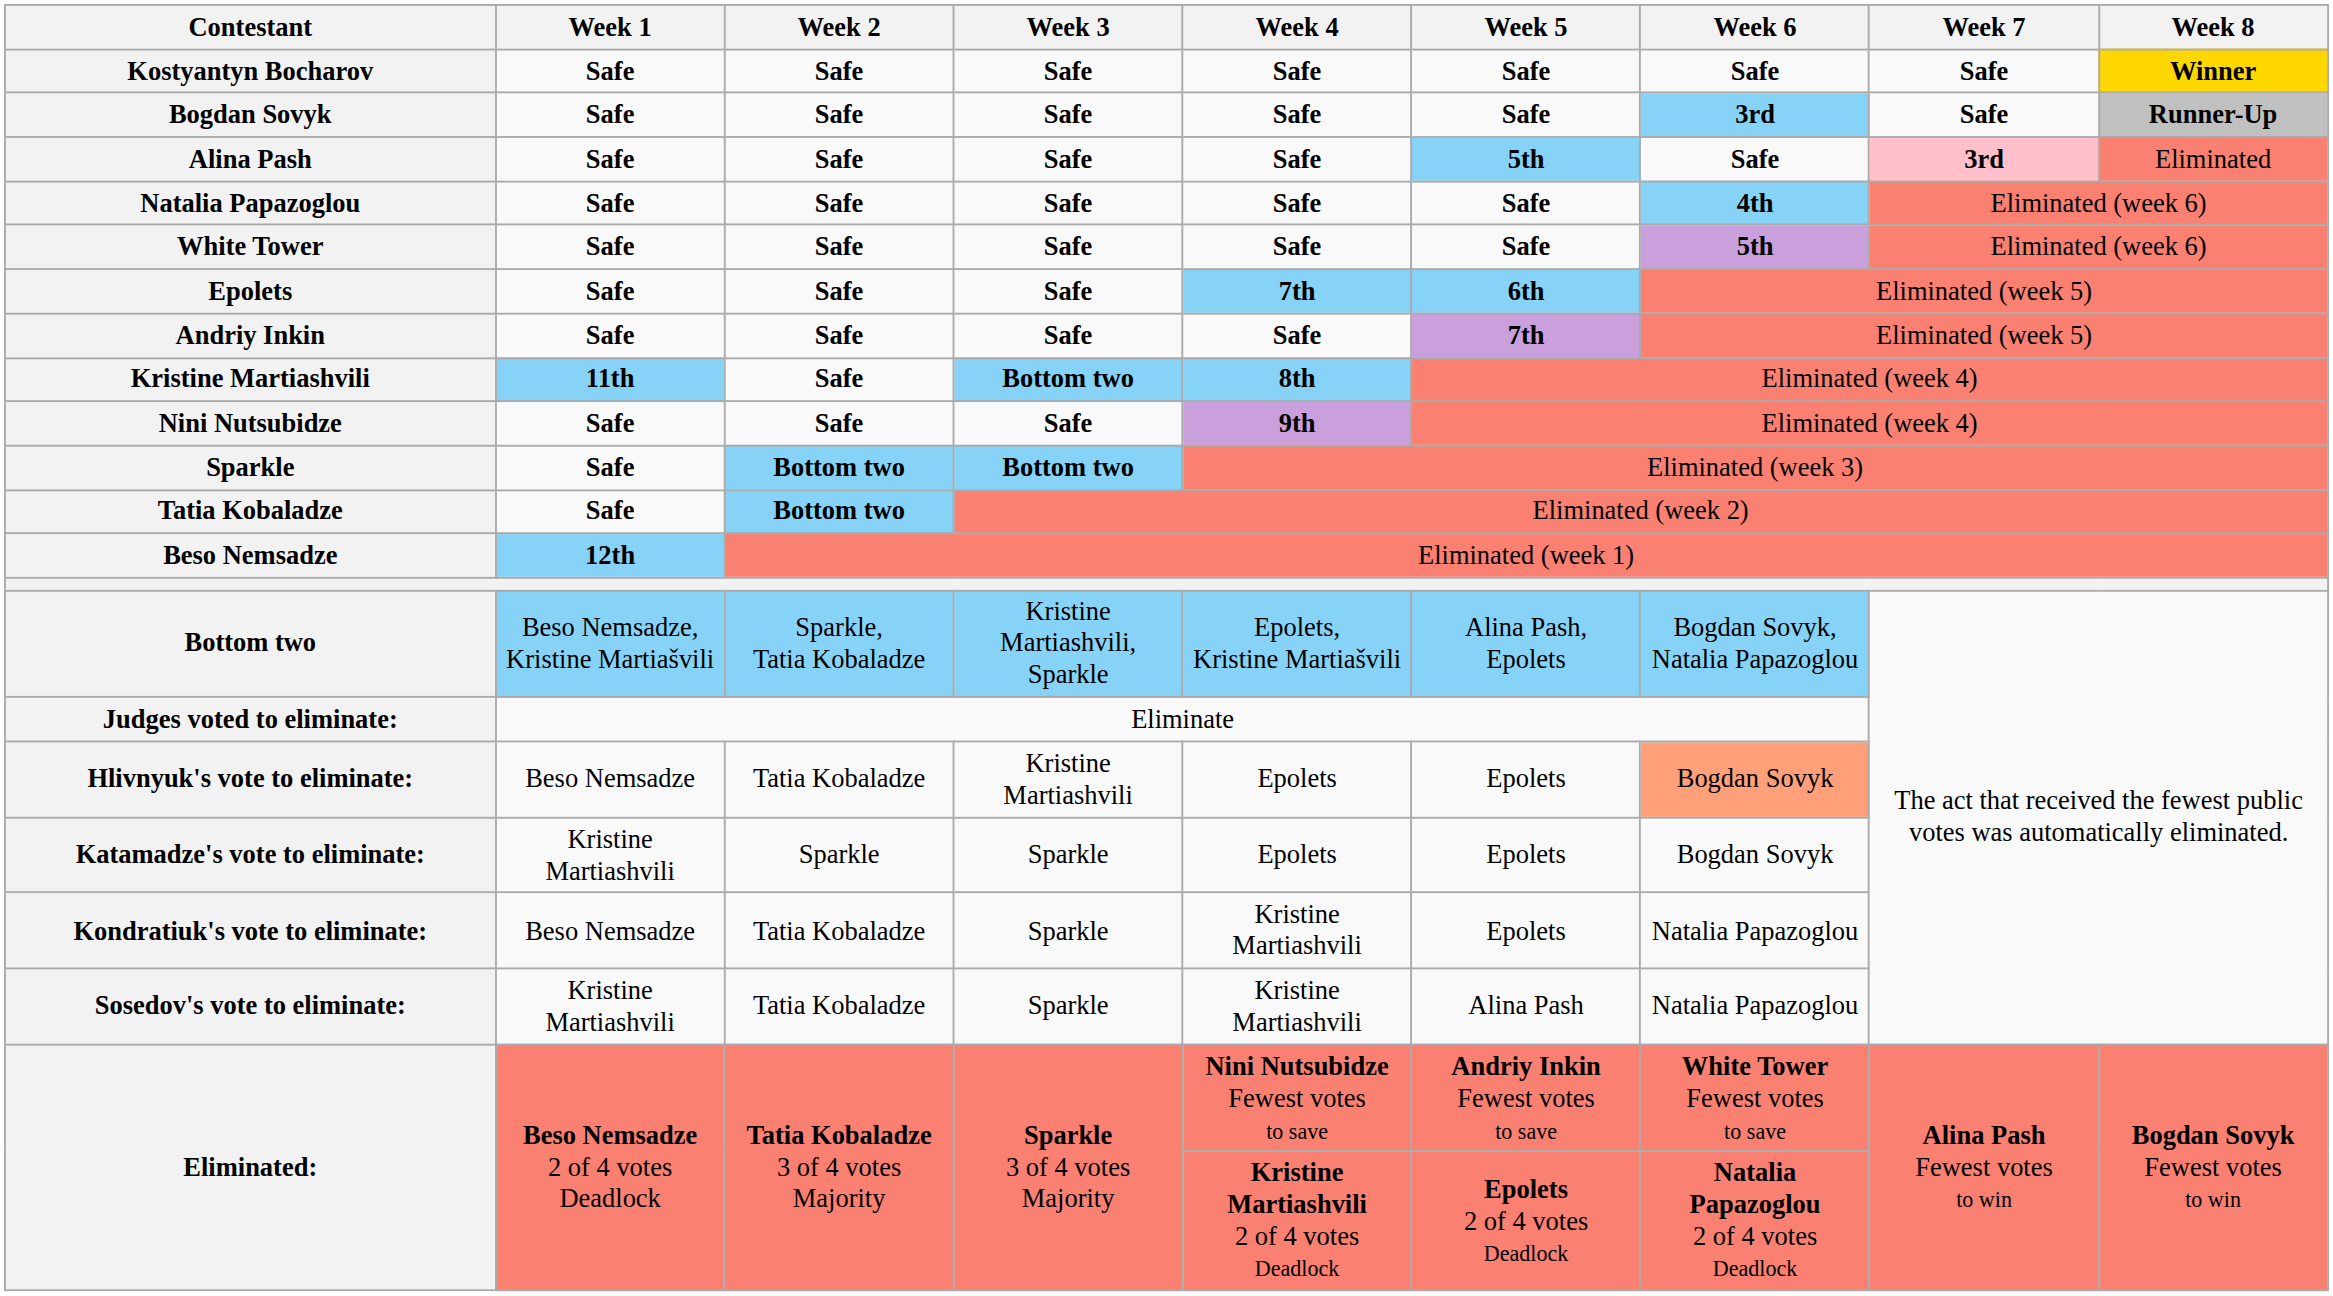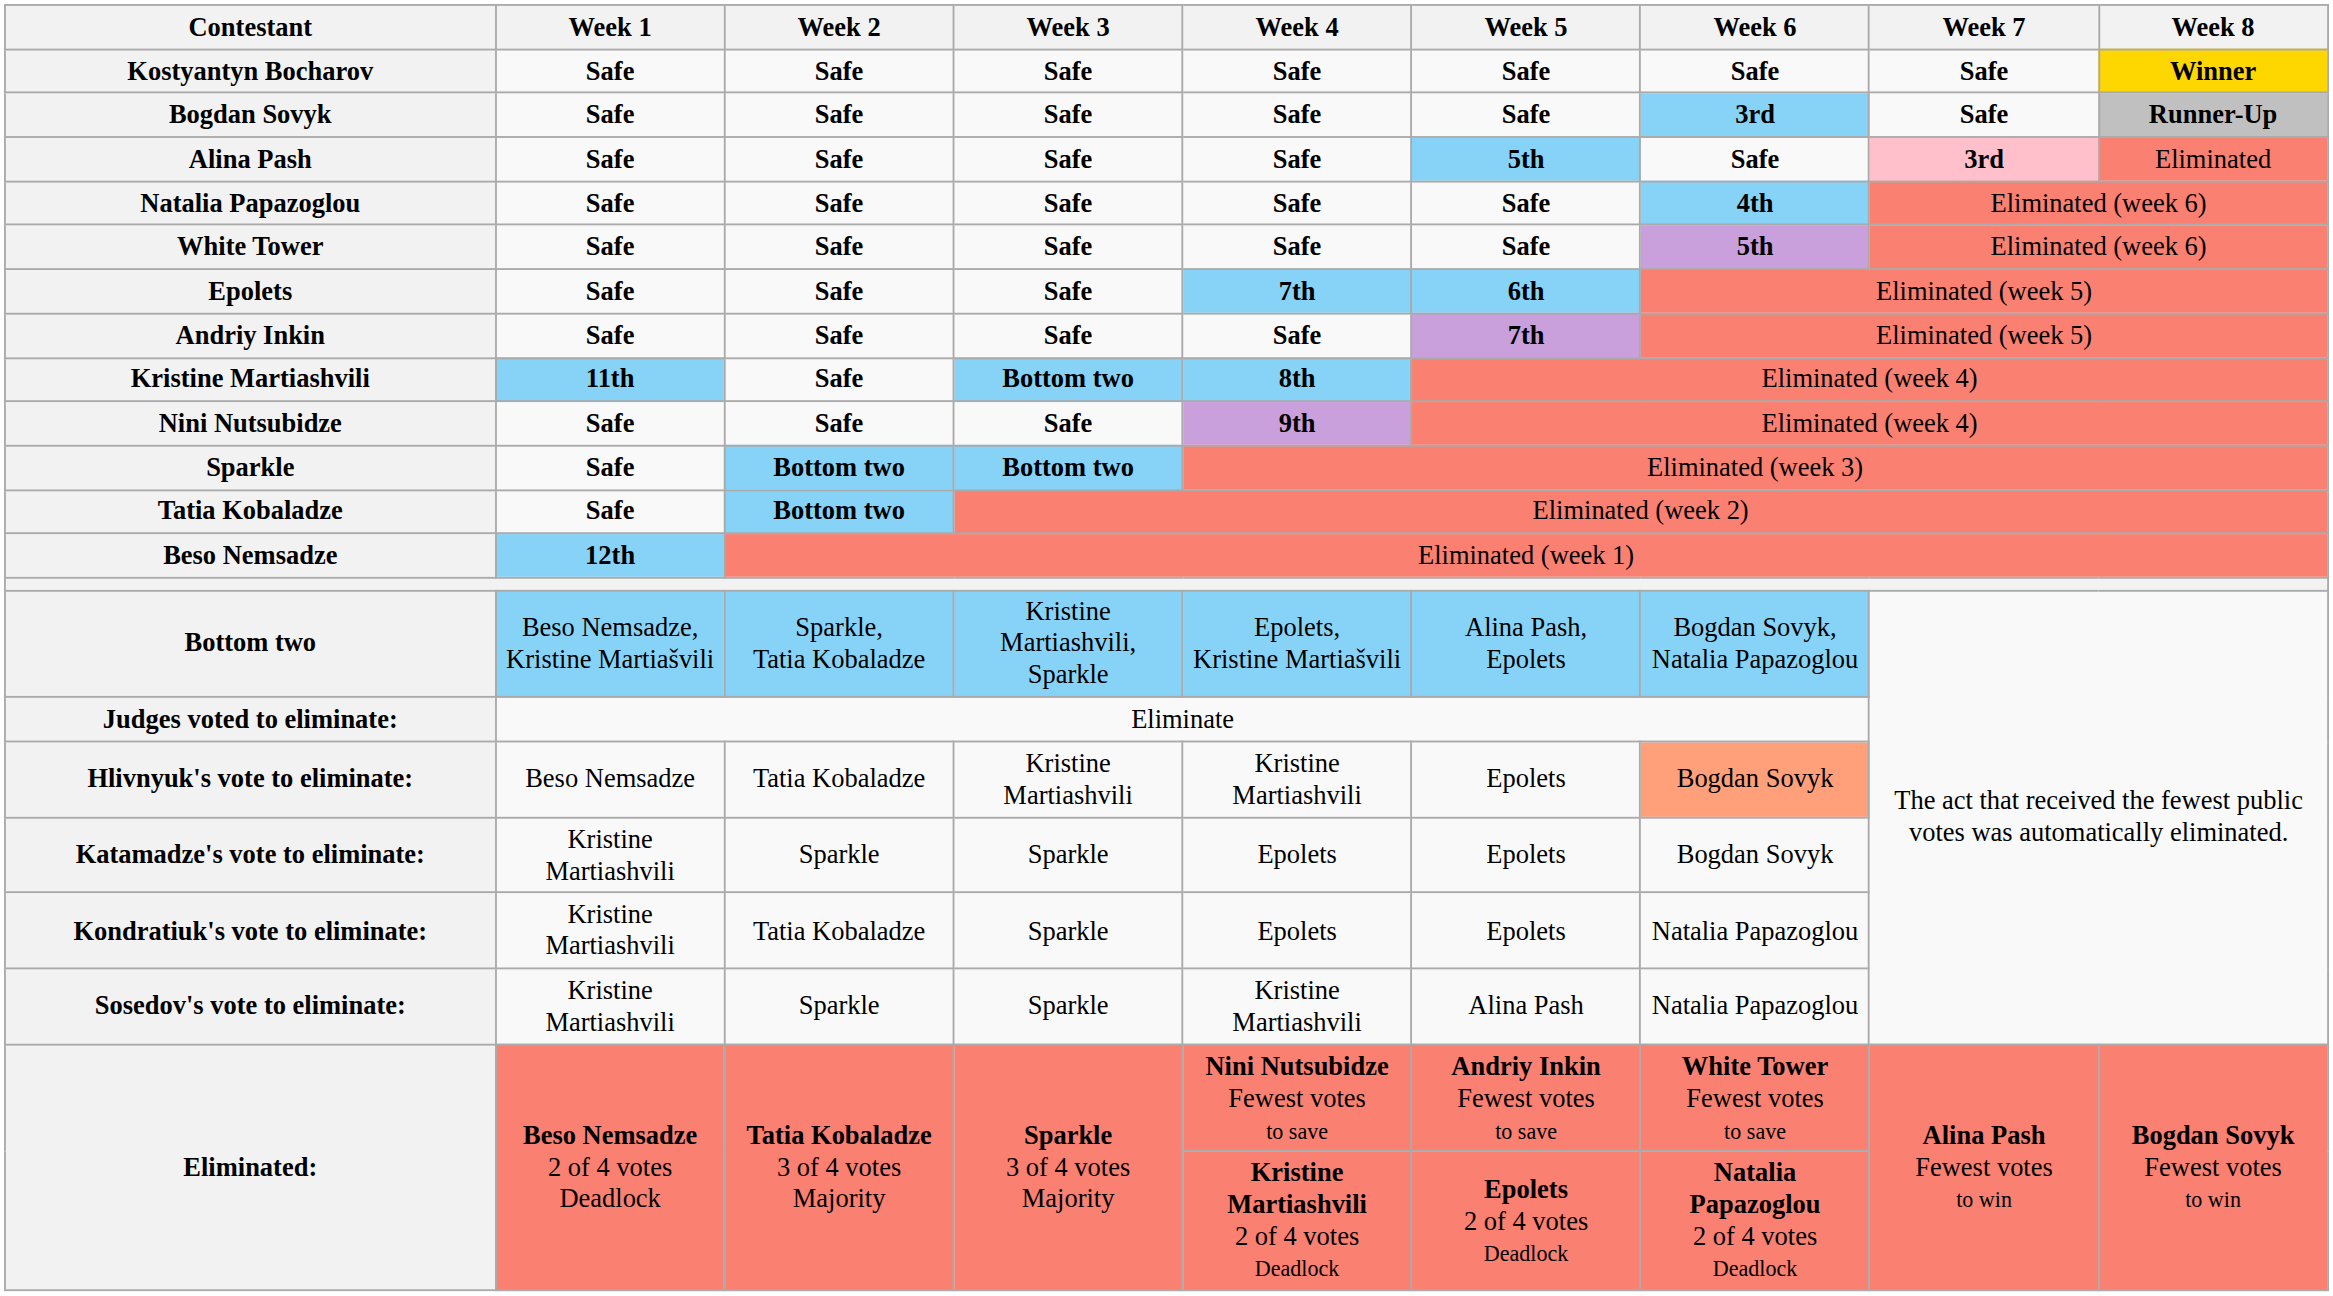(1297, 779) Epolets -> (1297, 779) Kristine Martiashvili
(610, 930) Beso Nemsadze -> (610, 930) Kristine Martiashvili
(1297, 930) Kristine Martiashvili -> (1297, 930) Epolets
(839, 1006) Tatia Kobaladze -> (839, 1006) Sparkle
